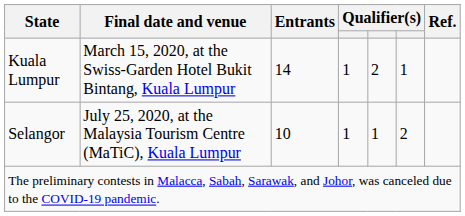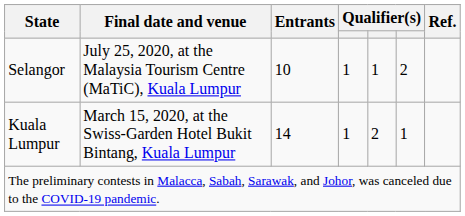rows swapped: (37, 134) <-> (34, 70)
